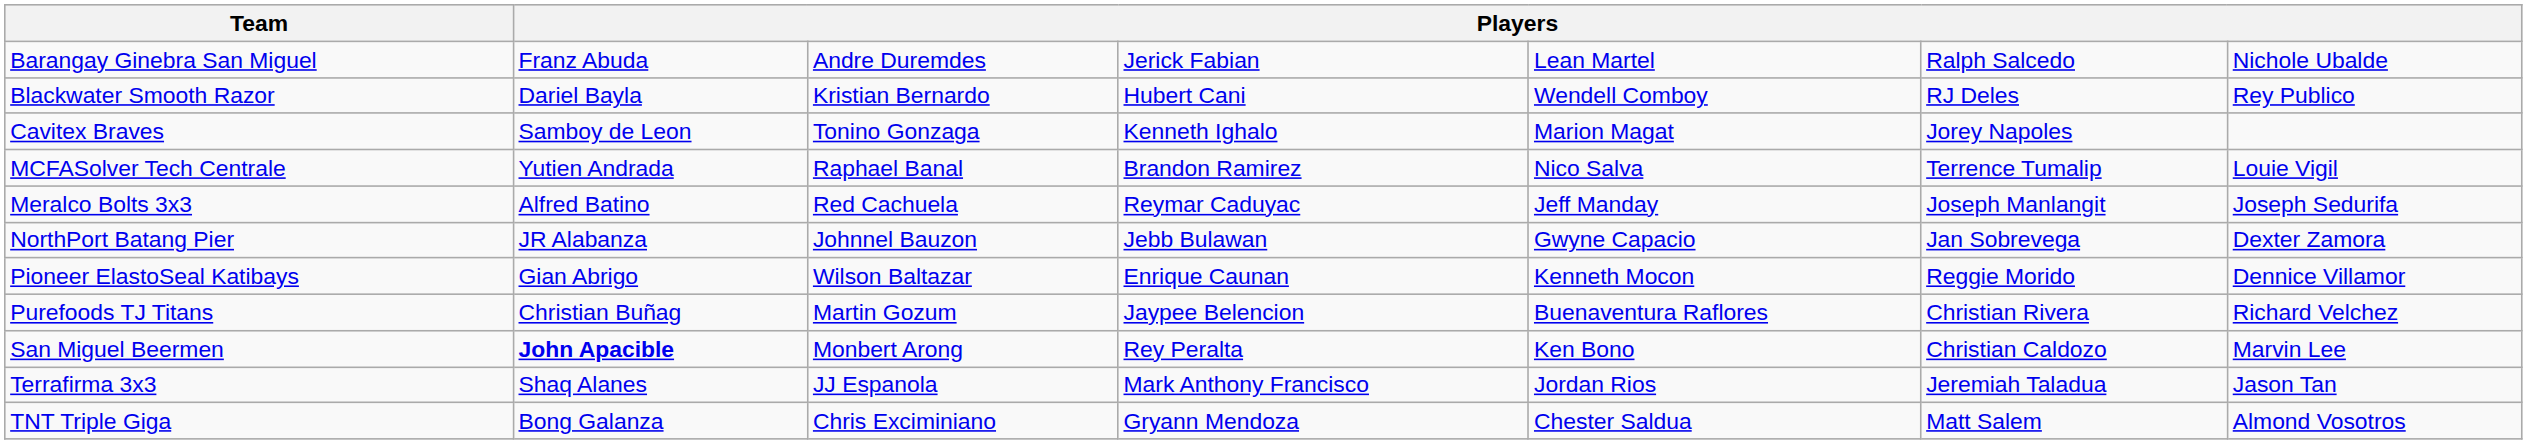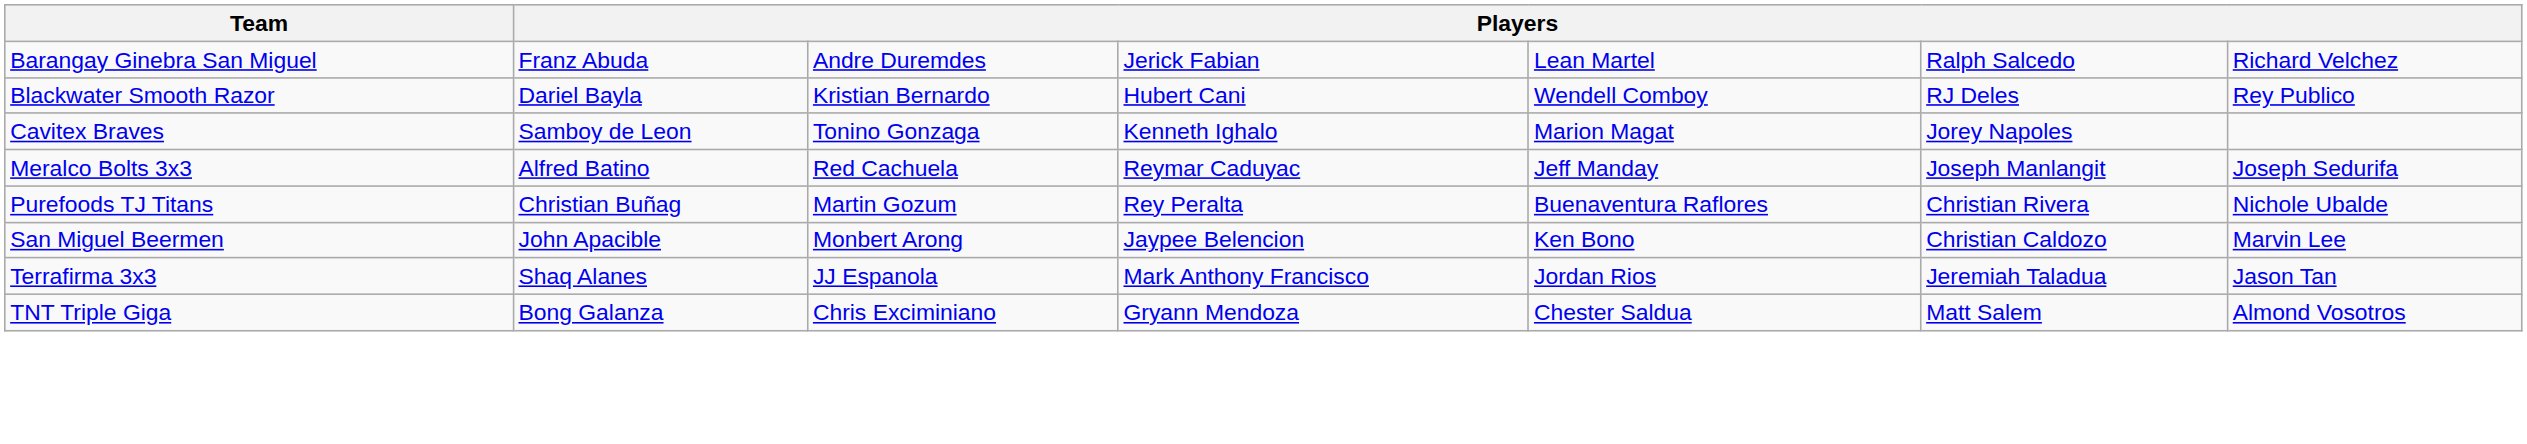(2310, 59) Nichole Ubalde -> (2315, 59) Richard Velchez
- row: (148, 168)
- row: (122, 240)
- row: (155, 276)
(1214, 313) Jaypee Belencion -> (1183, 204) Rey Peralta
(2315, 313) Richard Velchez -> (2310, 204) Nichole Ubalde
(596, 349) bold -> (590, 240) normal
(1183, 349) Rey Peralta -> (1214, 240) Jaypee Belencion
